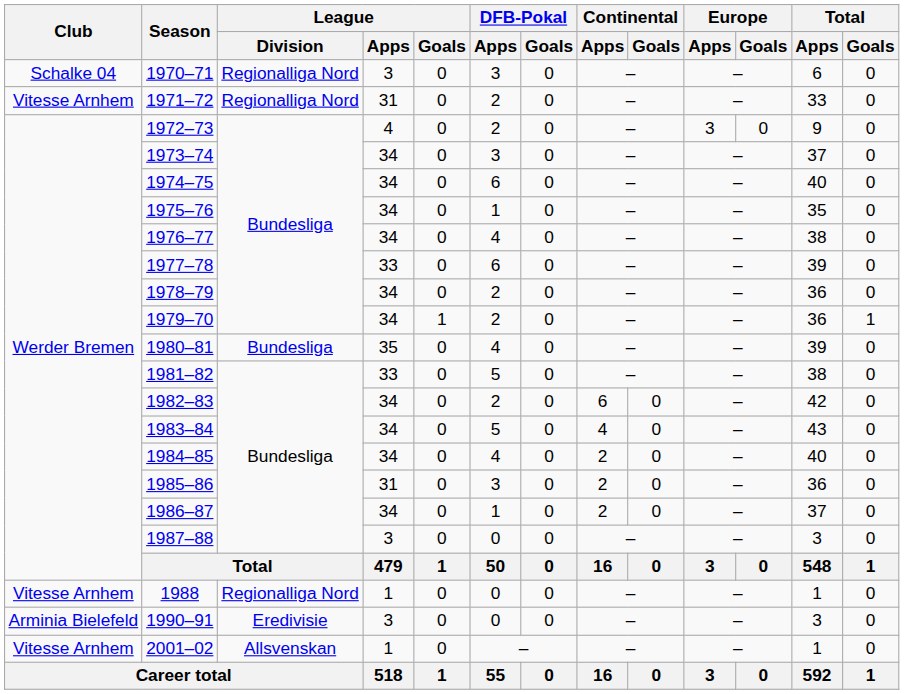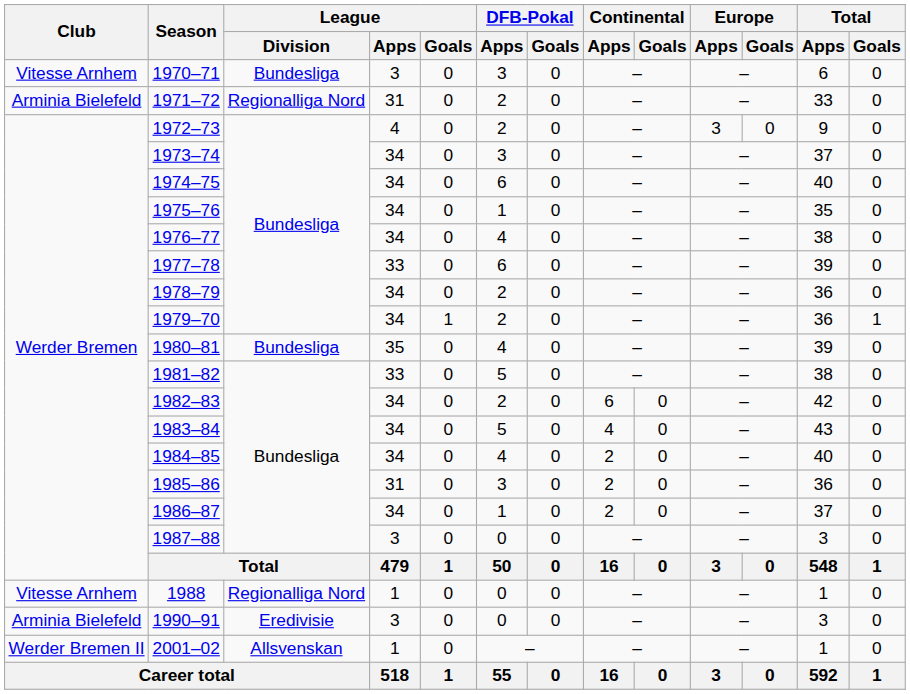(73, 73) Schalke 04 -> (77, 73) Vitesse Arnhem
(290, 73) Regionalliga Nord -> (296, 73) Bundesliga
(73, 100) Vitesse Arnhem -> (77, 100) Arminia Bielefeld
(73, 648) Vitesse Arnhem -> (77, 648) Werder Bremen II
